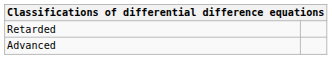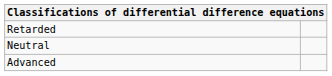+ row: (28, 46)
